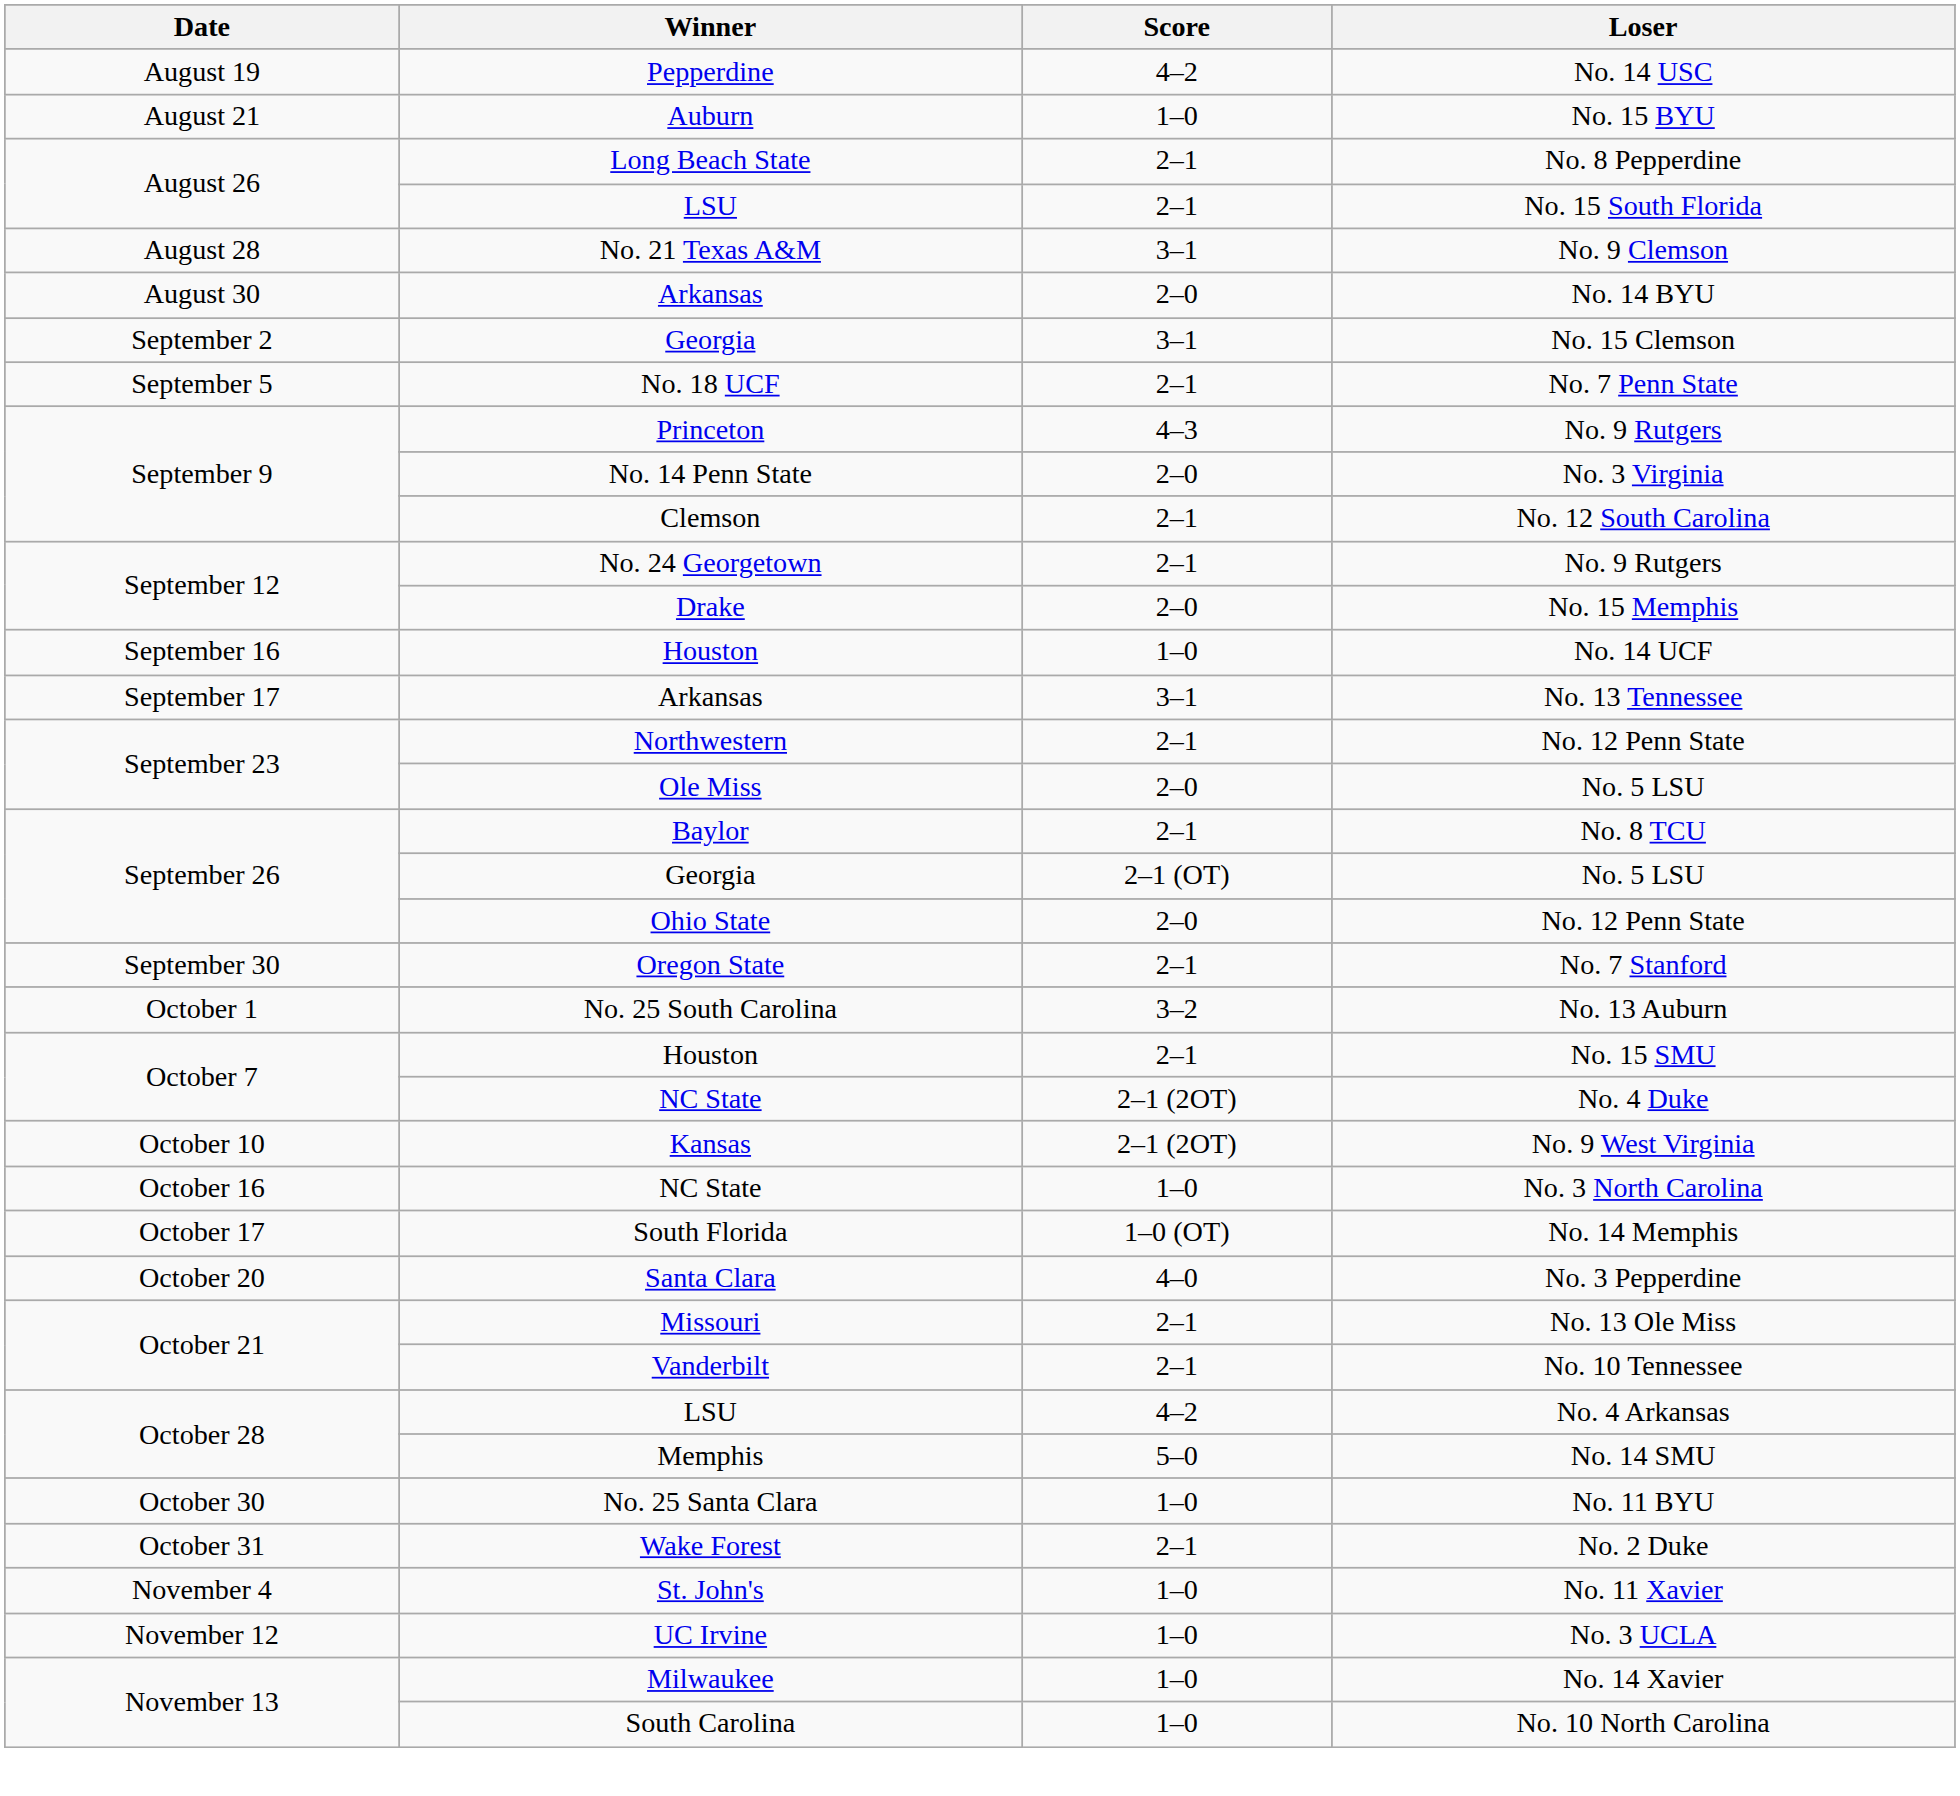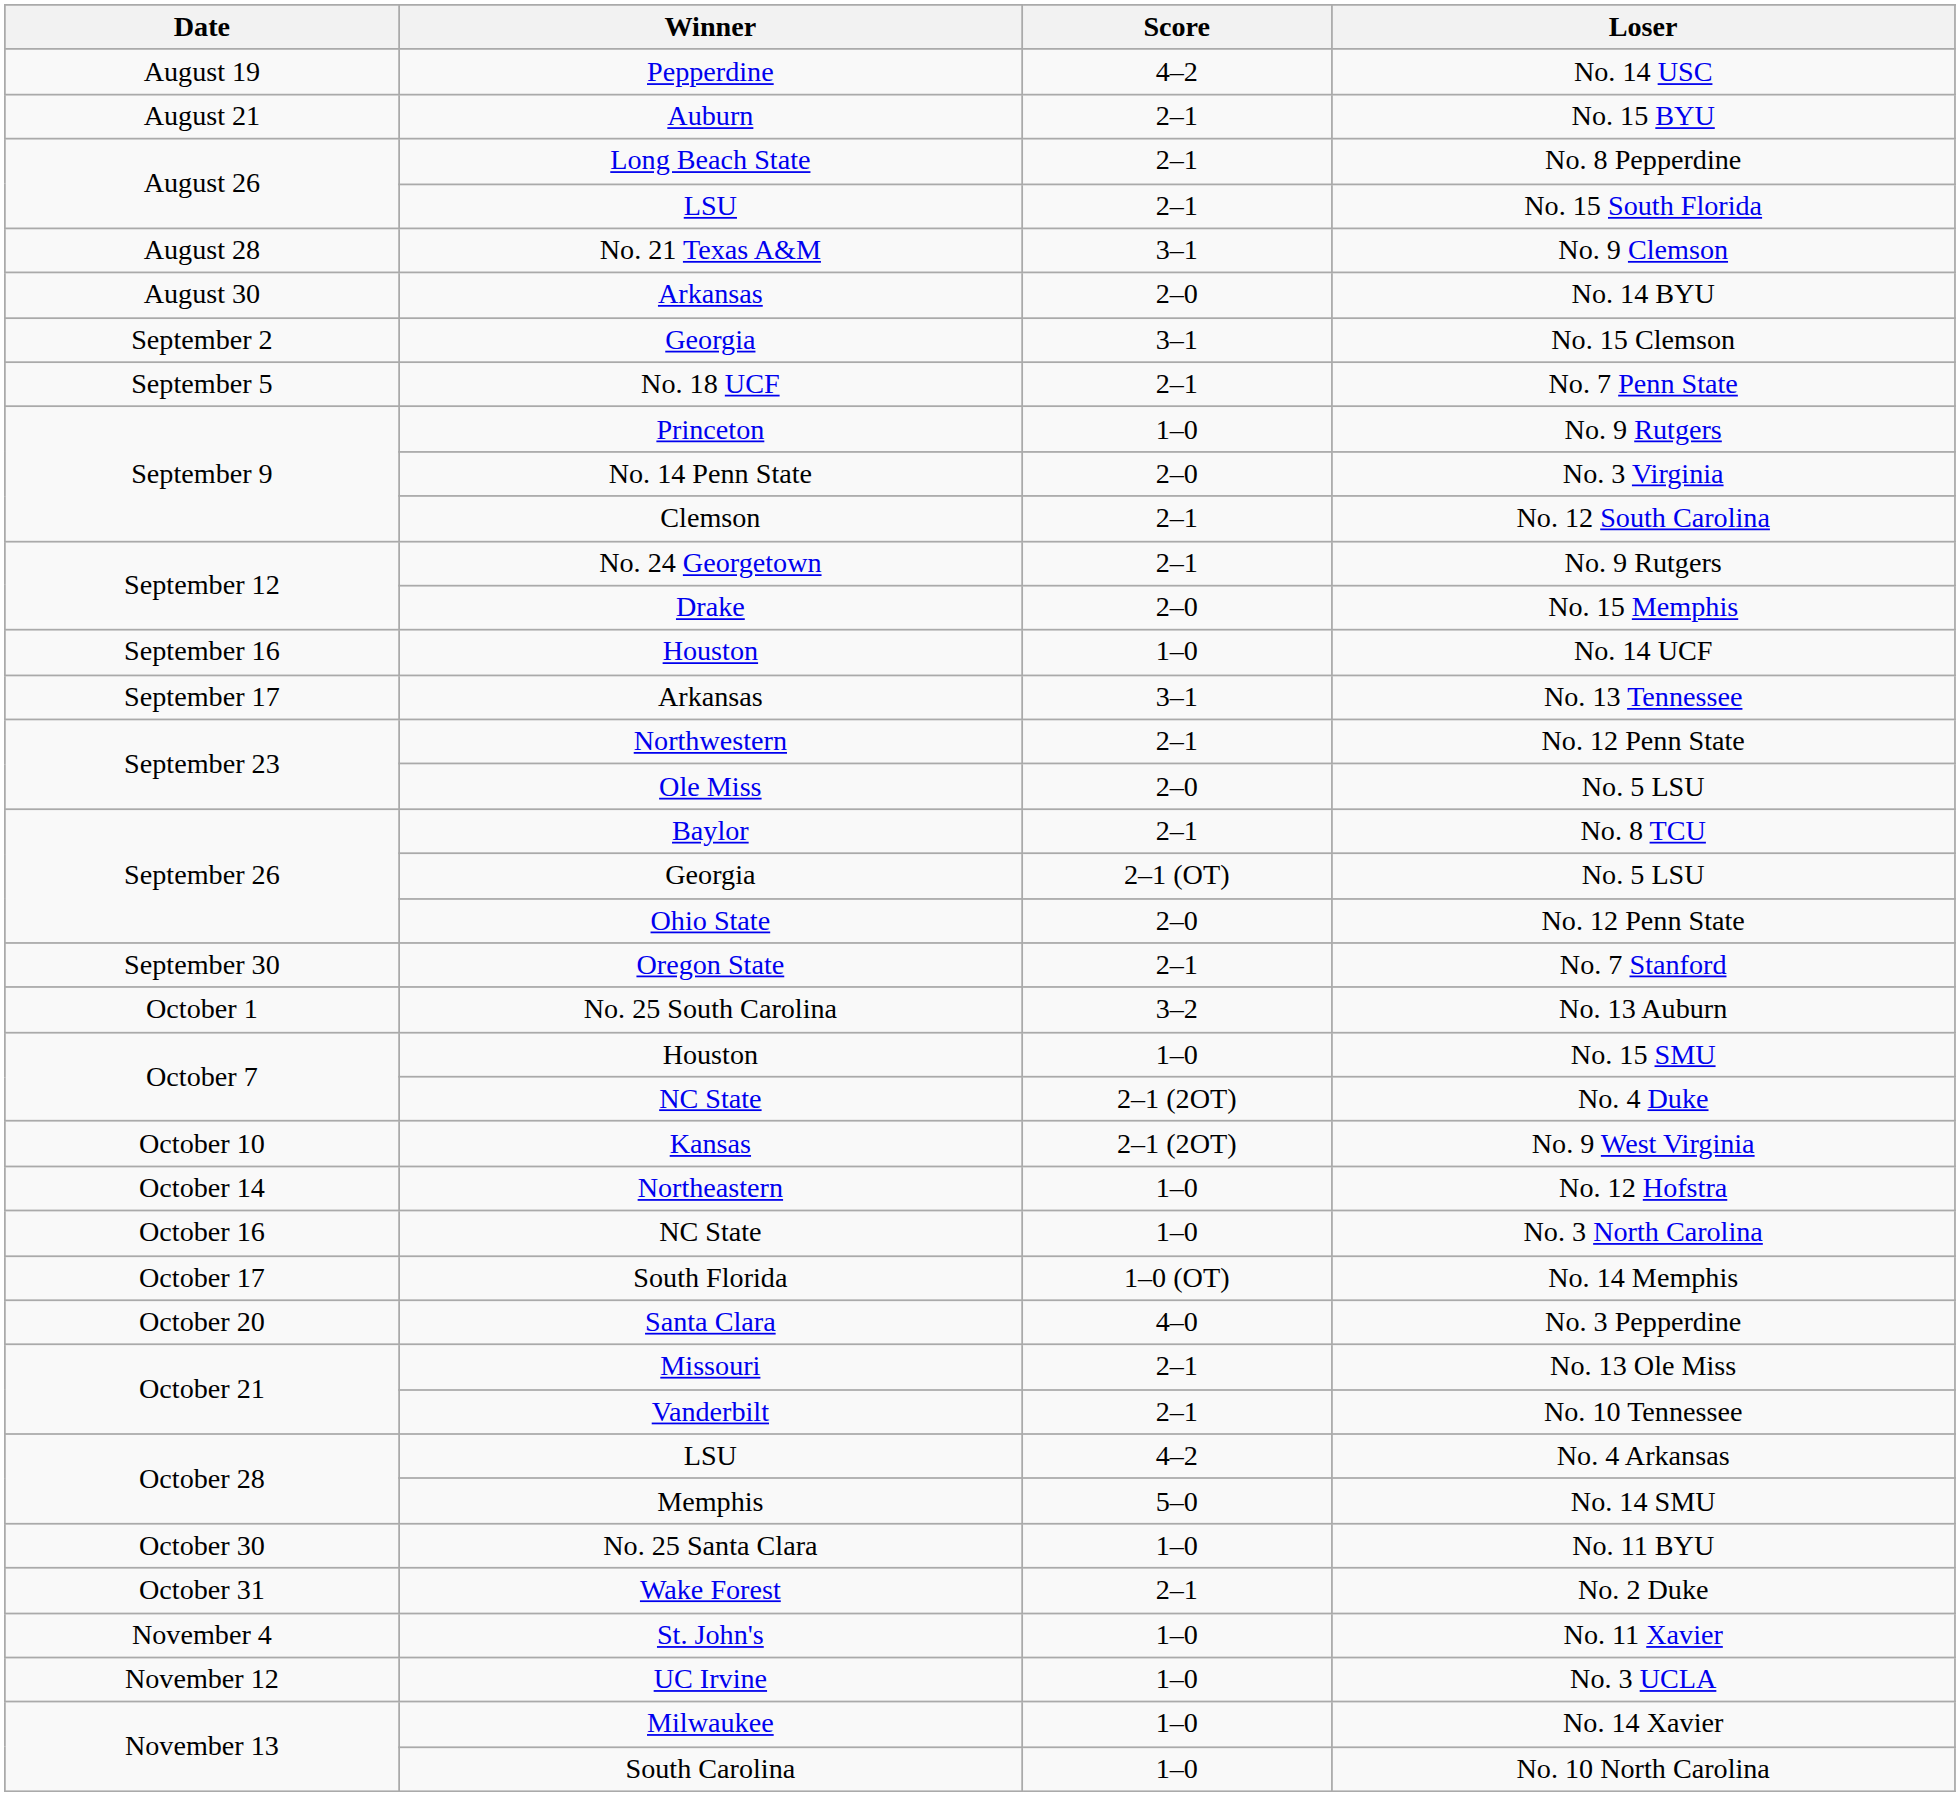(1177, 116) 1–0 -> (1177, 116) 2–1
(1177, 428) 4–3 -> (1177, 428) 1–0
(1177, 1054) 2–1 -> (1177, 1054) 1–0
+ row: (710, 1187)
